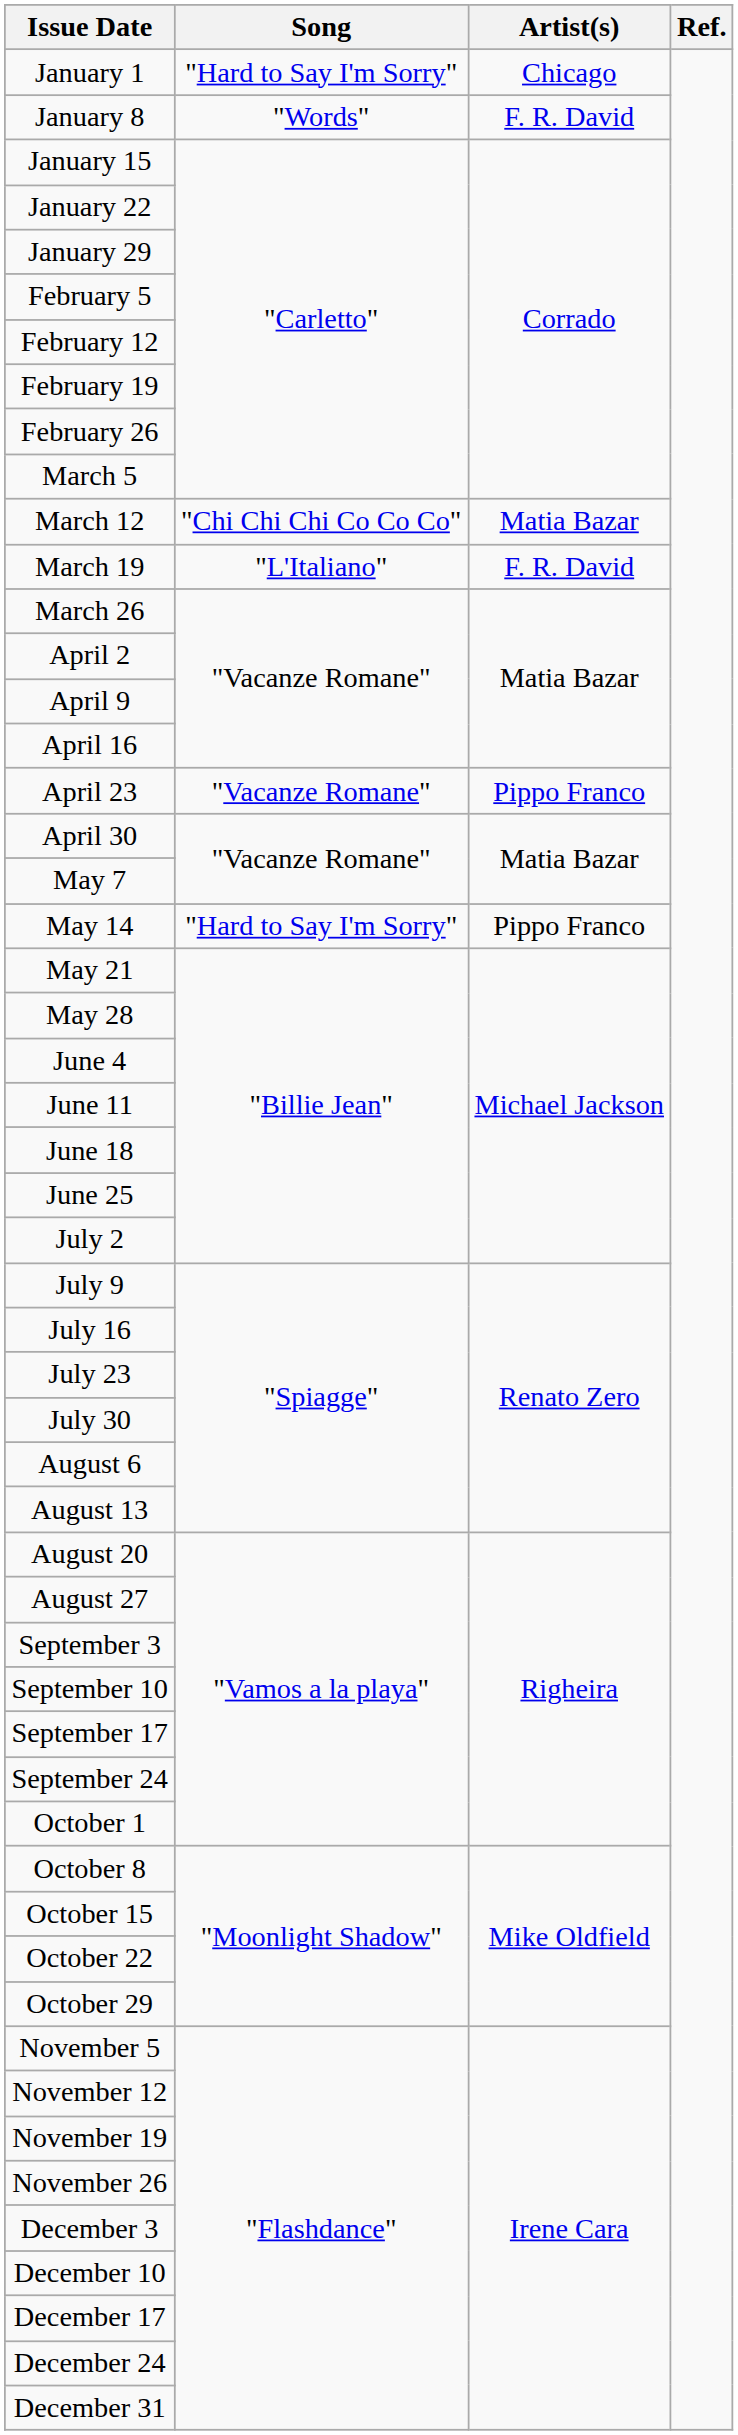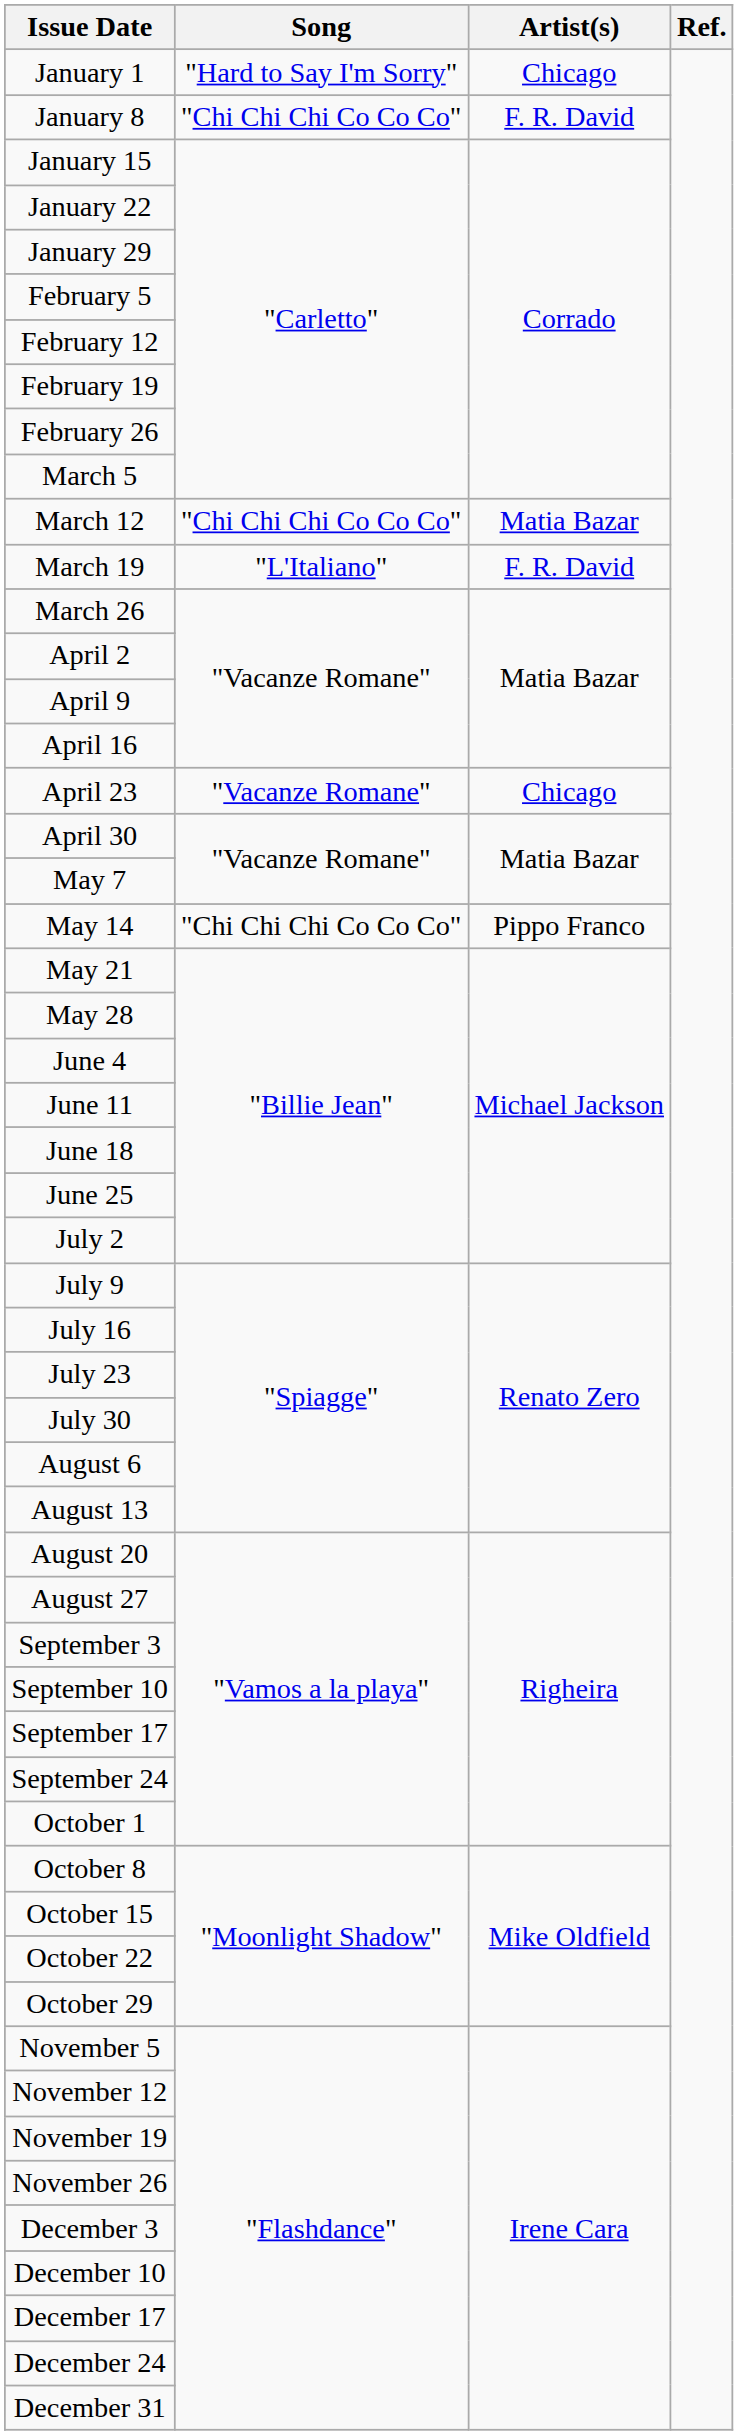(321, 116) "Words" -> (321, 116) "Chi Chi Chi Co Co Co"
(569, 790) Pippo Franco -> (569, 790) Chicago
(321, 925) "Hard to Say I'm Sorry" -> (321, 925) "Chi Chi Chi Co Co Co"
